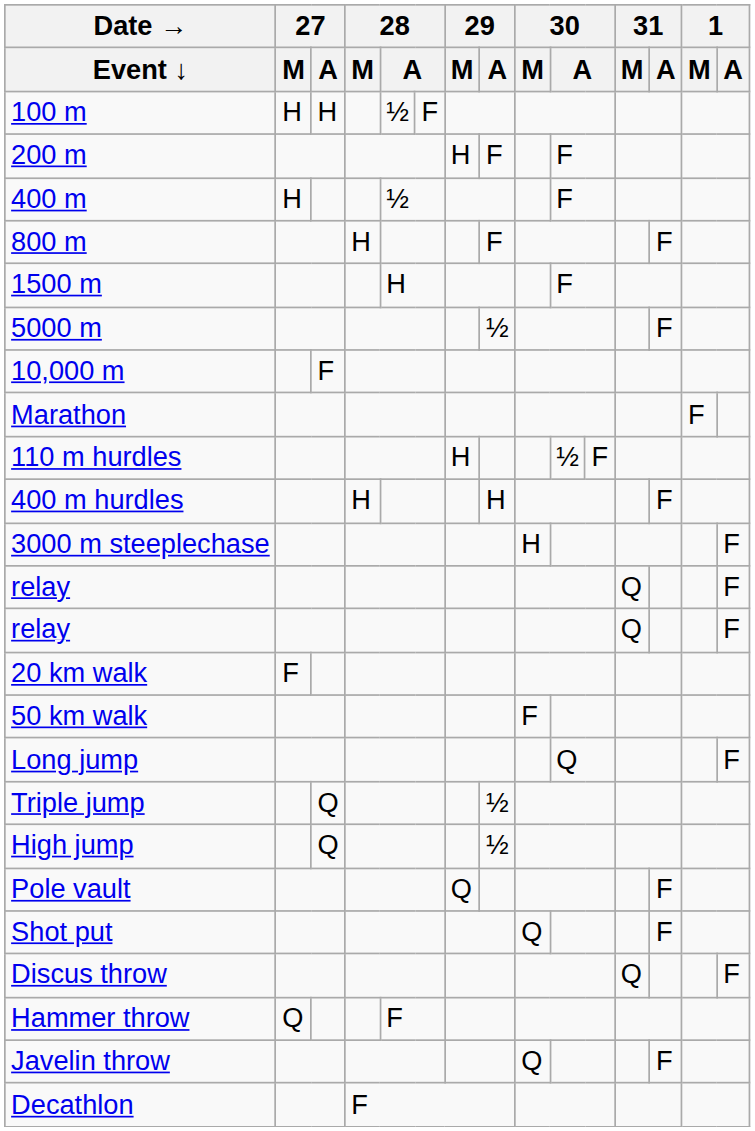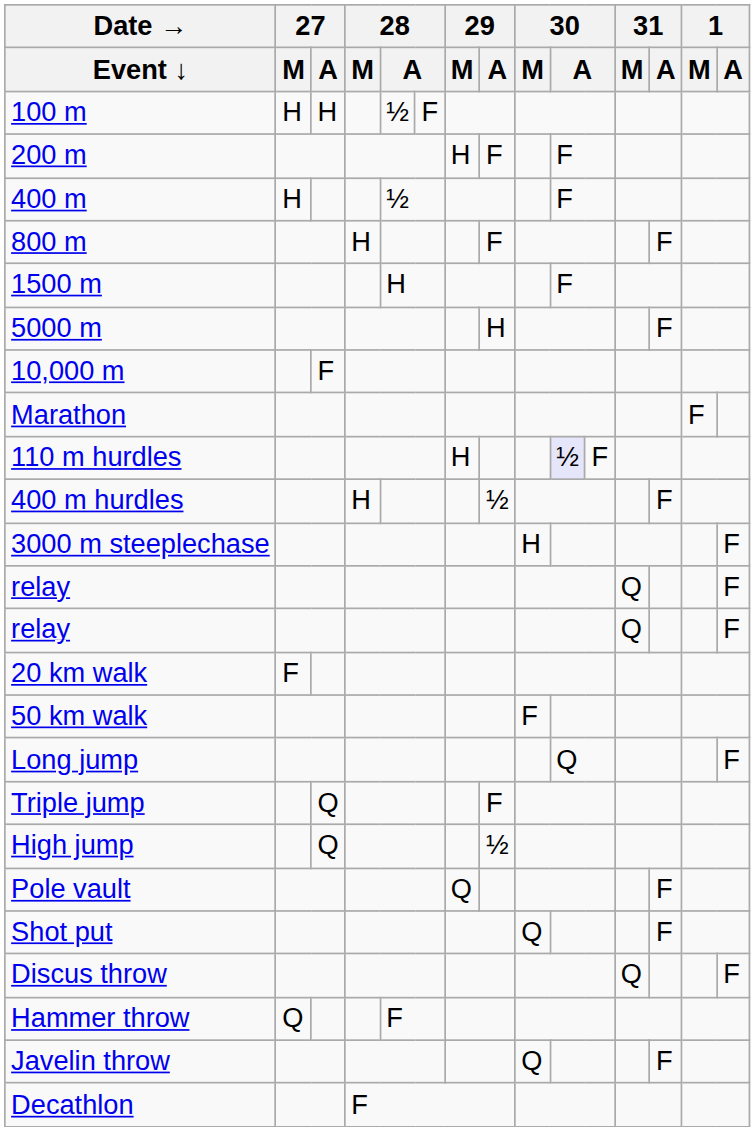(497, 328) ½ -> (496, 328) H
(568, 457) no background -> (568, 457) lavender background
(496, 500) H -> (497, 500) ½
(497, 802) ½ -> (494, 802) F
